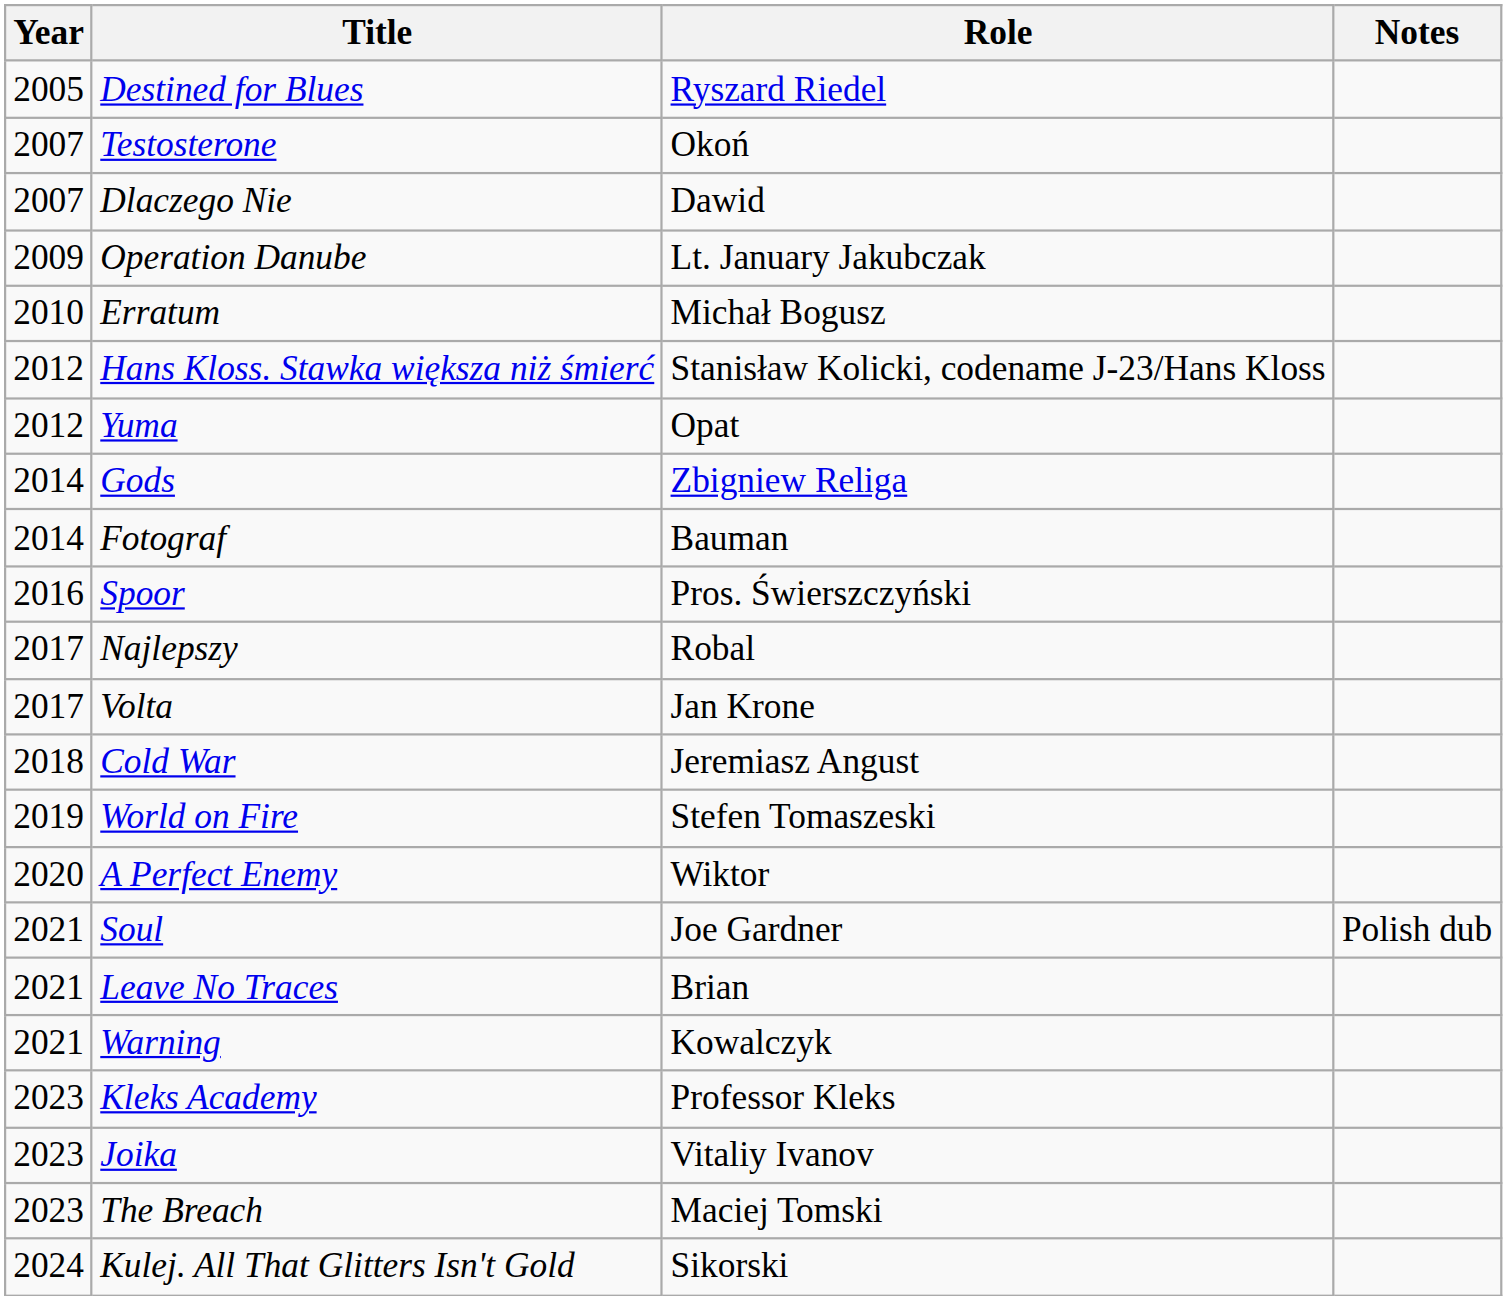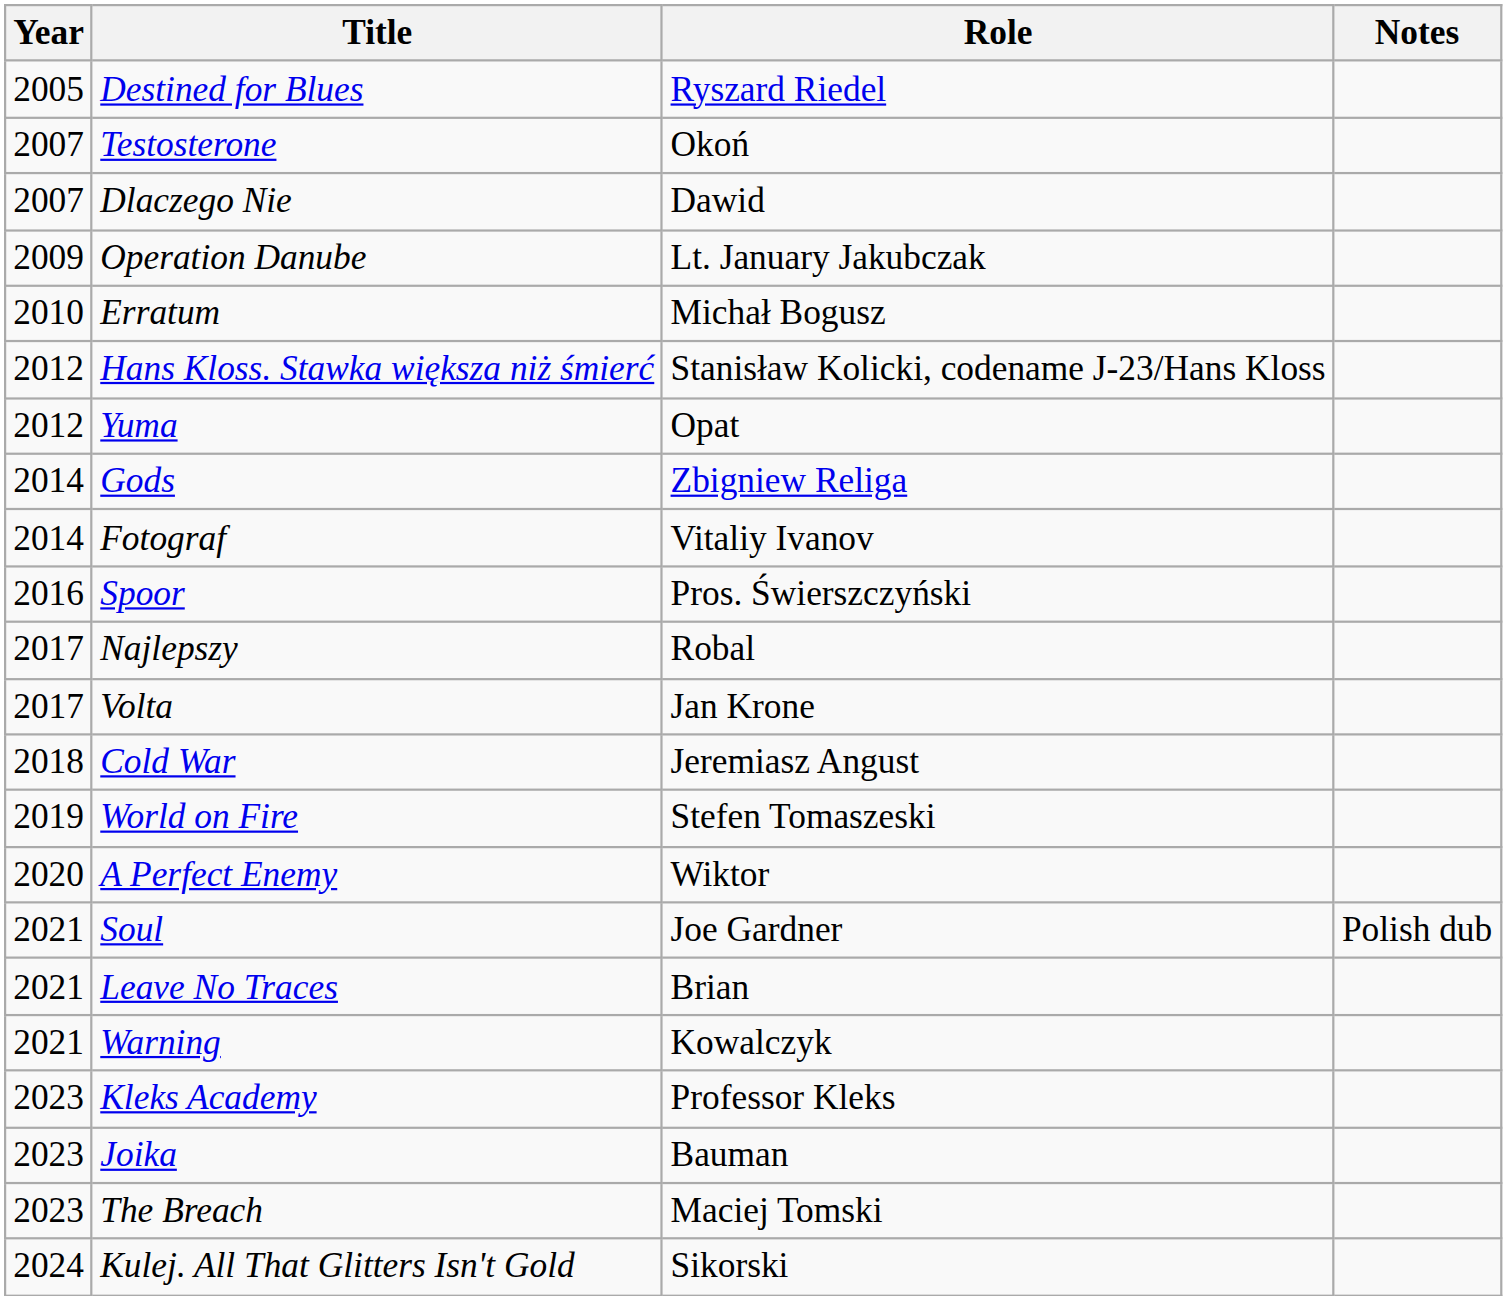(729, 537) Bauman -> (772, 537) Vitaliy Ivanov
(772, 1154) Vitaliy Ivanov -> (729, 1154) Bauman
